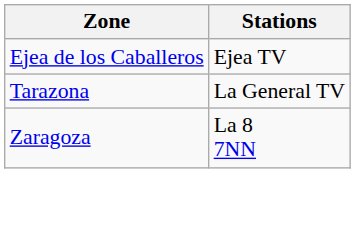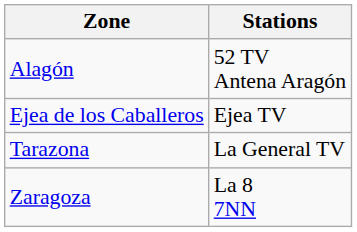+ row: (42, 68)
